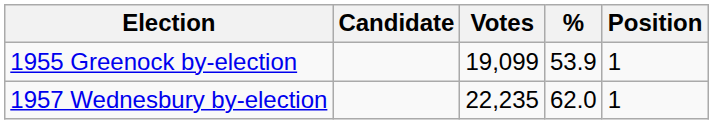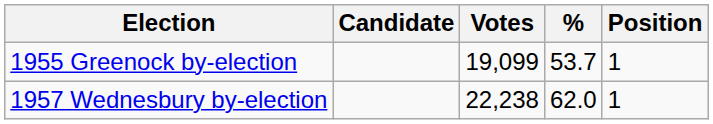(573, 61) 53.9 -> (573, 61) 53.7
(502, 99) 22,235 -> (502, 99) 22,238
